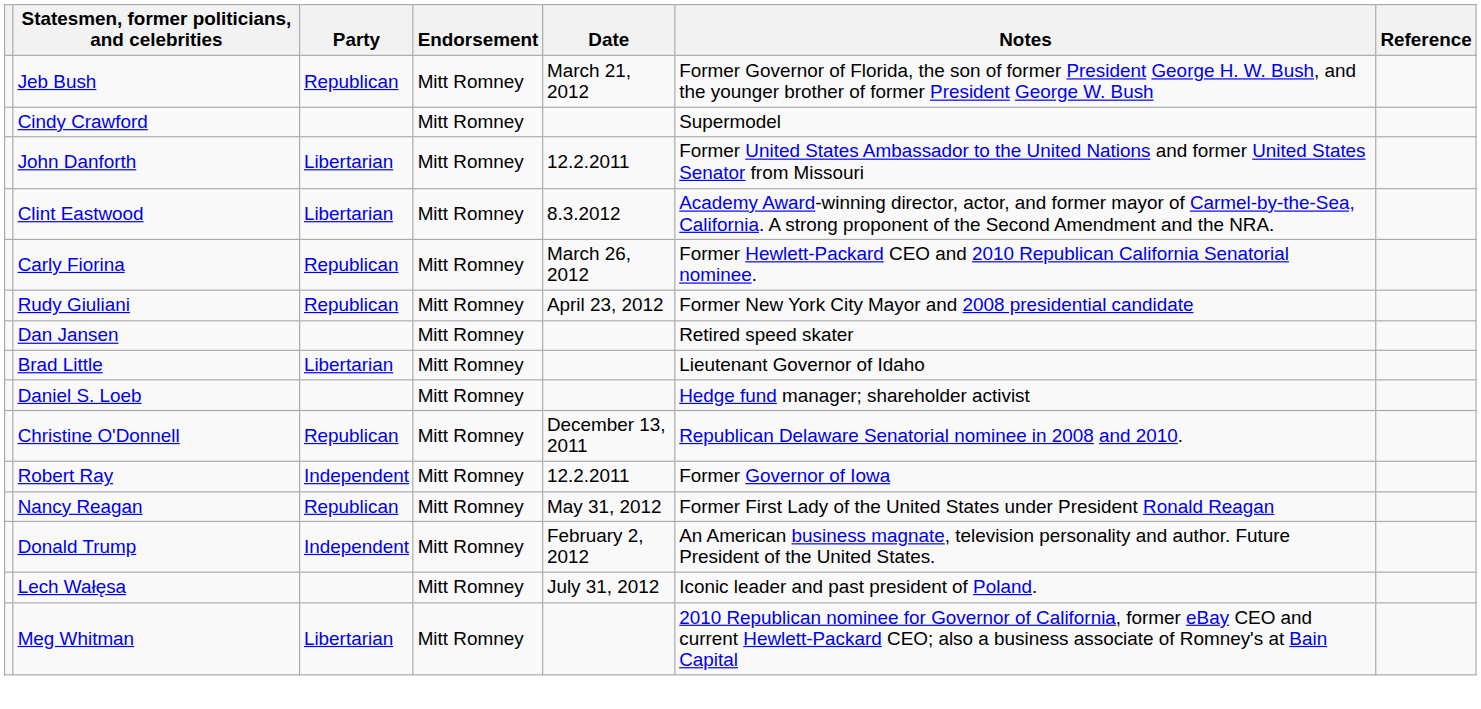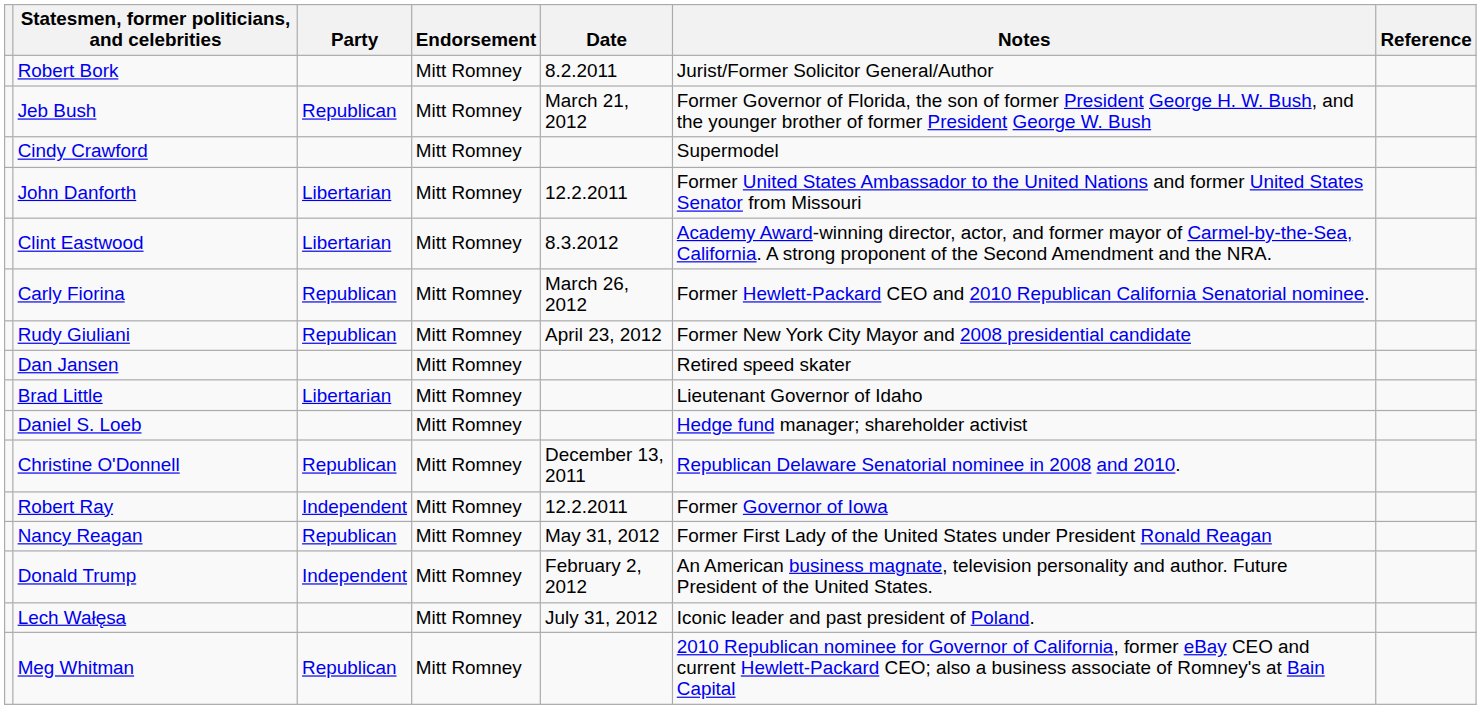+ row: (68, 70)
(349, 638) Libertarian -> (349, 668) Republican
